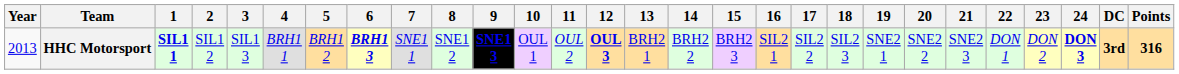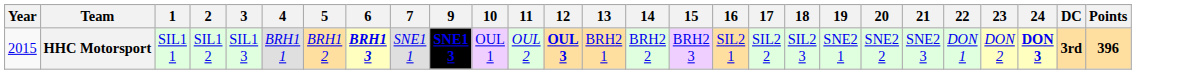- column: (452, 15)
(22, 48) 2013 -> (22, 48) 2015
(173, 48) bold -> (172, 48) normal
(1151, 48) 316 -> (1108, 48) 396
